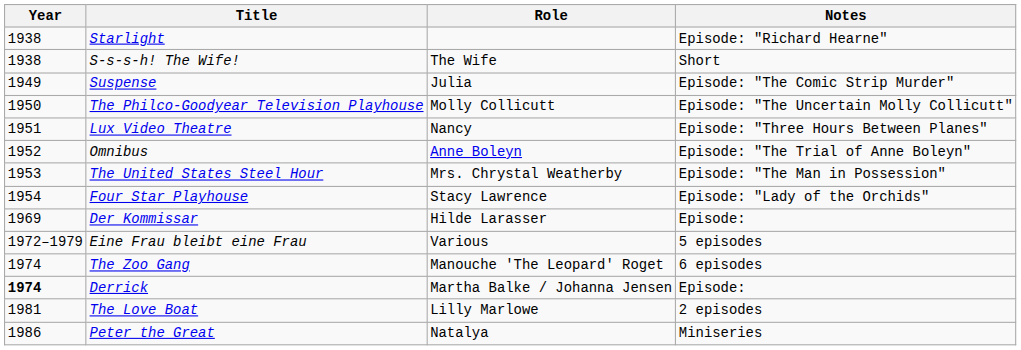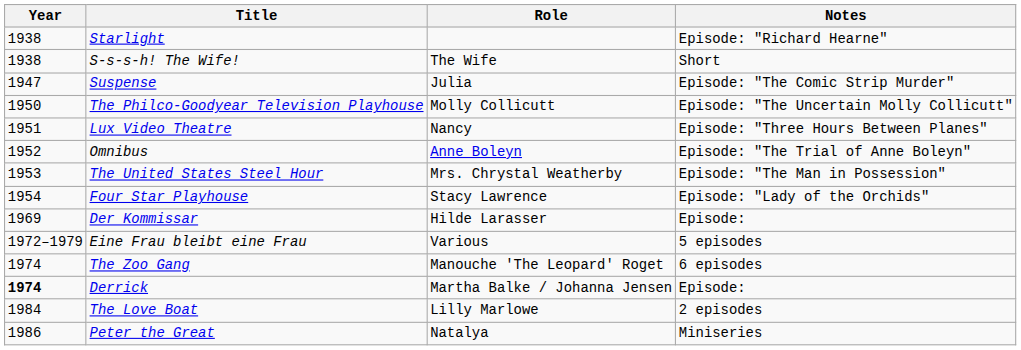(25, 84) 1949 -> (25, 84) 1947
(25, 311) 1981 -> (25, 311) 1984
